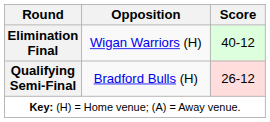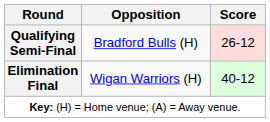rows swapped: (43, 78) <-> (43, 43)
